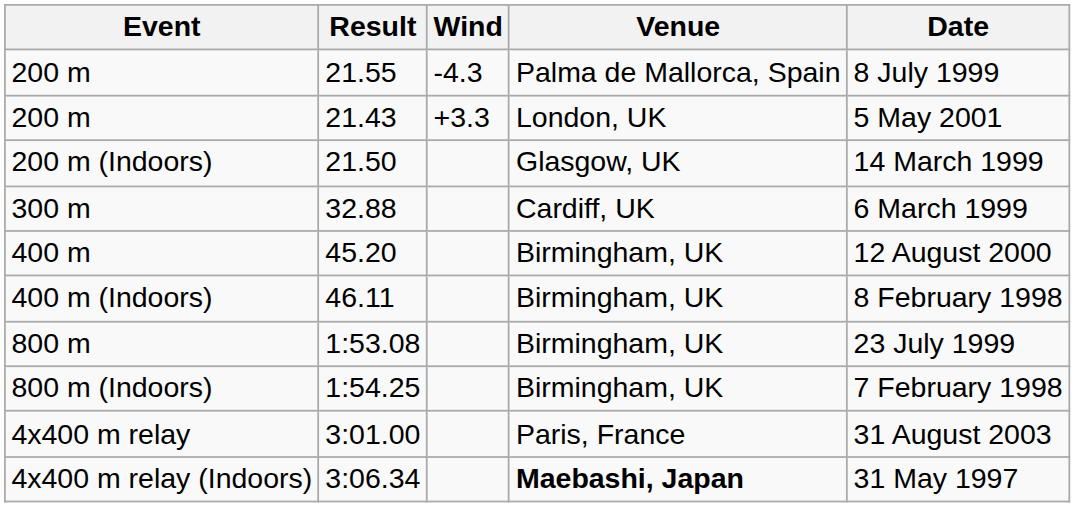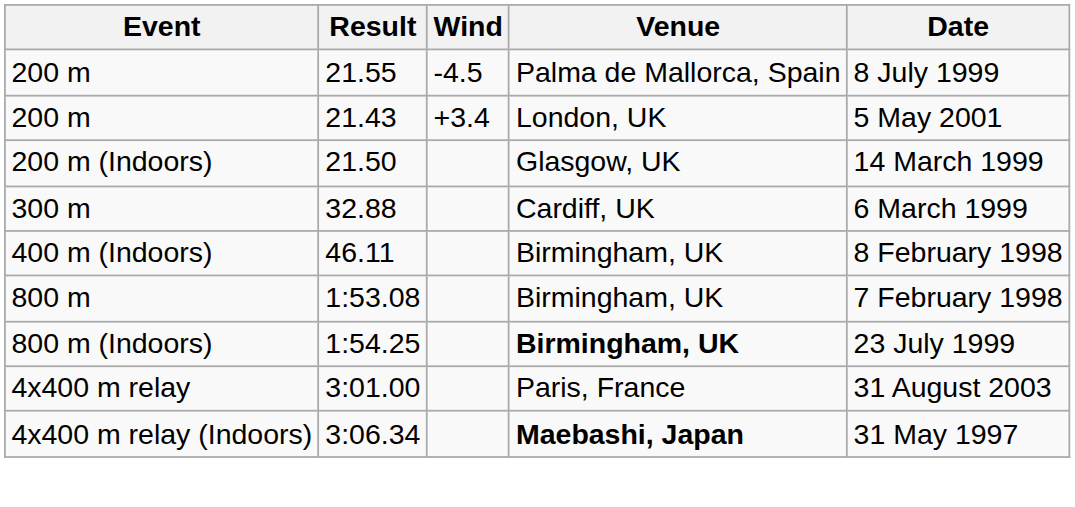(458, 72) -4.3 -> (458, 72) -4.5
(462, 117) +3.3 -> (462, 117) +3.4
- row: (51, 252)
(934, 343) 23 July 1999 -> (958, 298) 7 February 1998
(620, 388) normal -> (628, 343) bold
(958, 388) 7 February 1998 -> (934, 343) 23 July 1999
